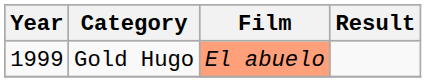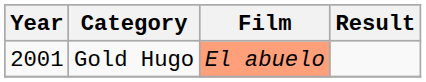(37, 59) 1999 -> (37, 59) 2001
